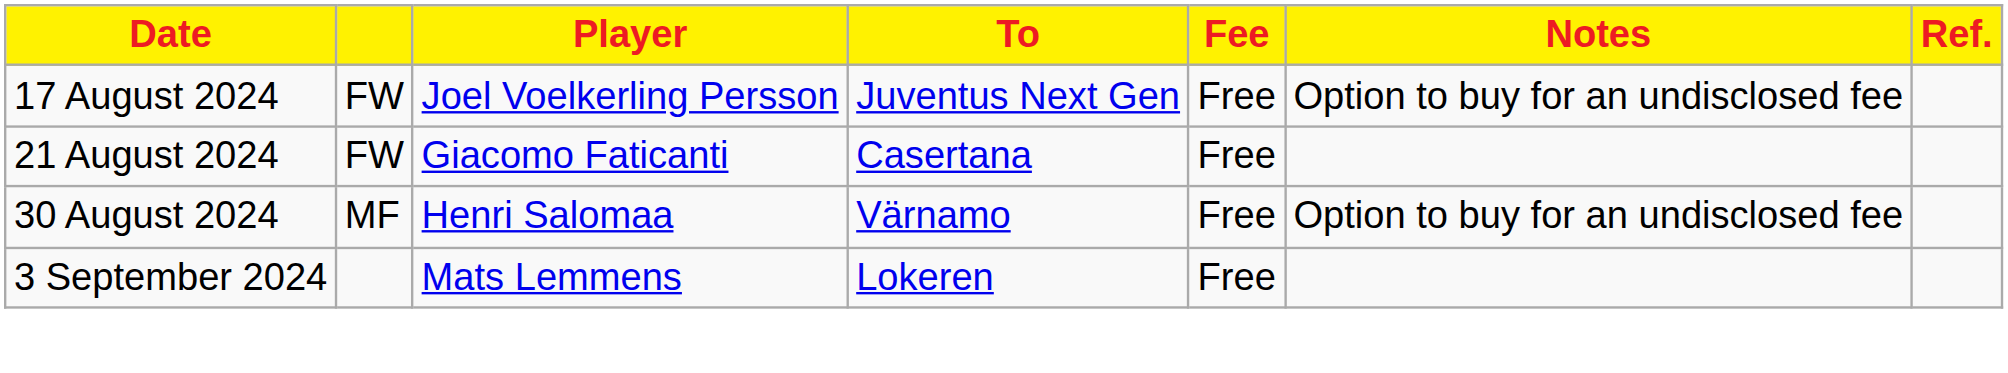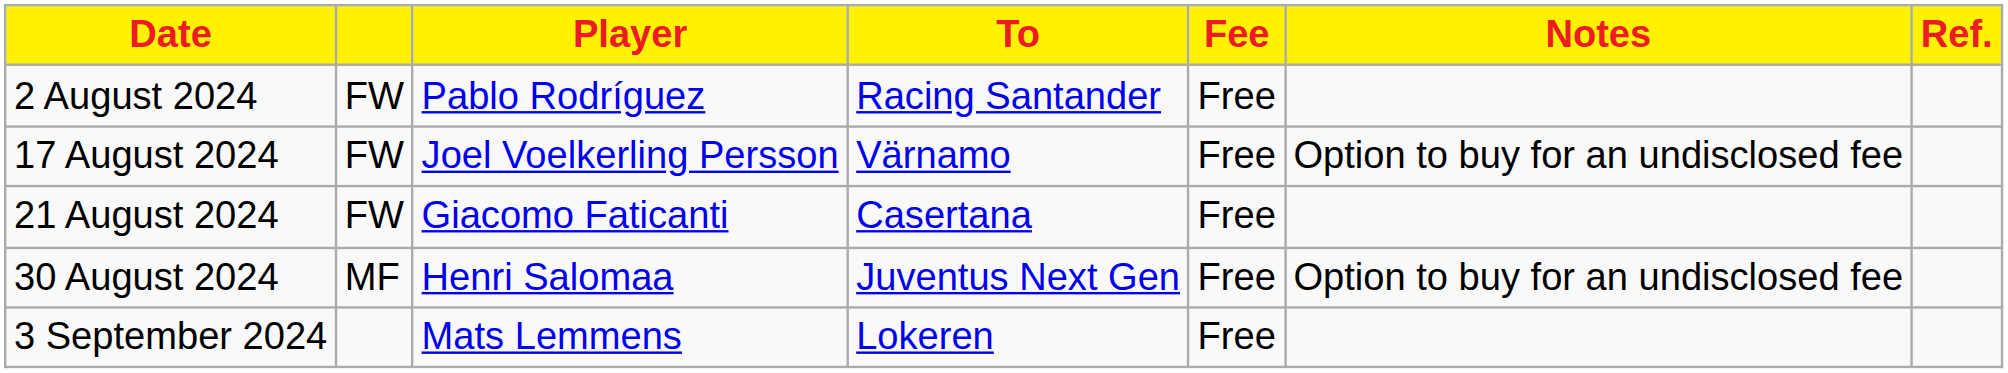+ row: (136, 95)
(1018, 95) Juventus Next Gen -> (933, 155) Värnamo
(933, 215) Värnamo -> (1018, 276) Juventus Next Gen
